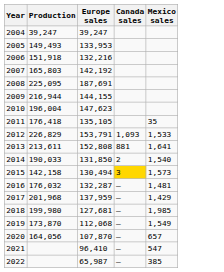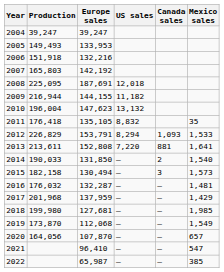+ column: (135, 15)
(45, 172) 142,158 -> (45, 172) 182,158
(118, 172) gold background -> (160, 172) no background
